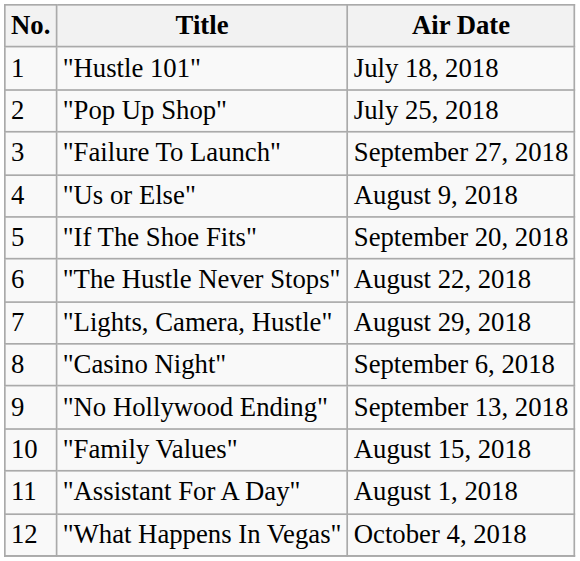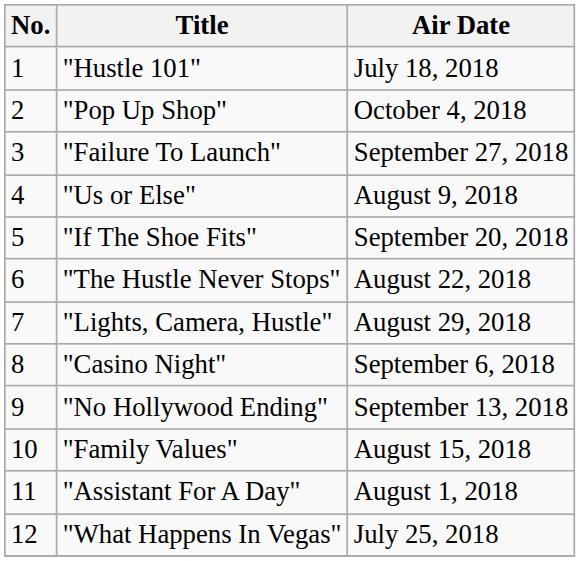(426, 110) July 25, 2018 -> (440, 110) October 4, 2018
(440, 534) October 4, 2018 -> (426, 534) July 25, 2018
